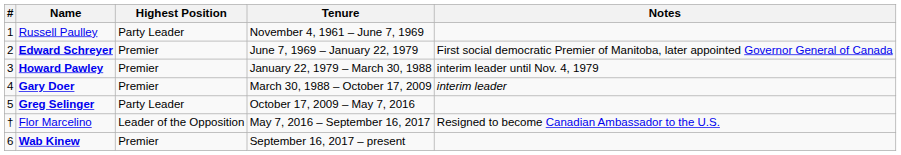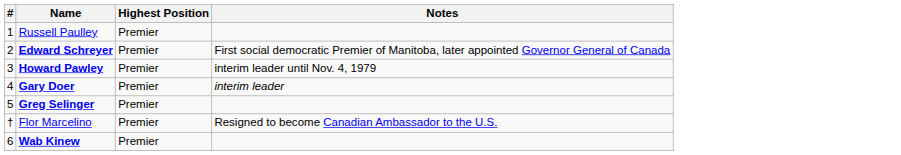- column: (341, 13)
(151, 31) Party Leader -> (138, 31) Premier
(151, 104) Party Leader -> (138, 104) Premier
(181, 123) Leader of the Opposition -> (138, 123) Premier
